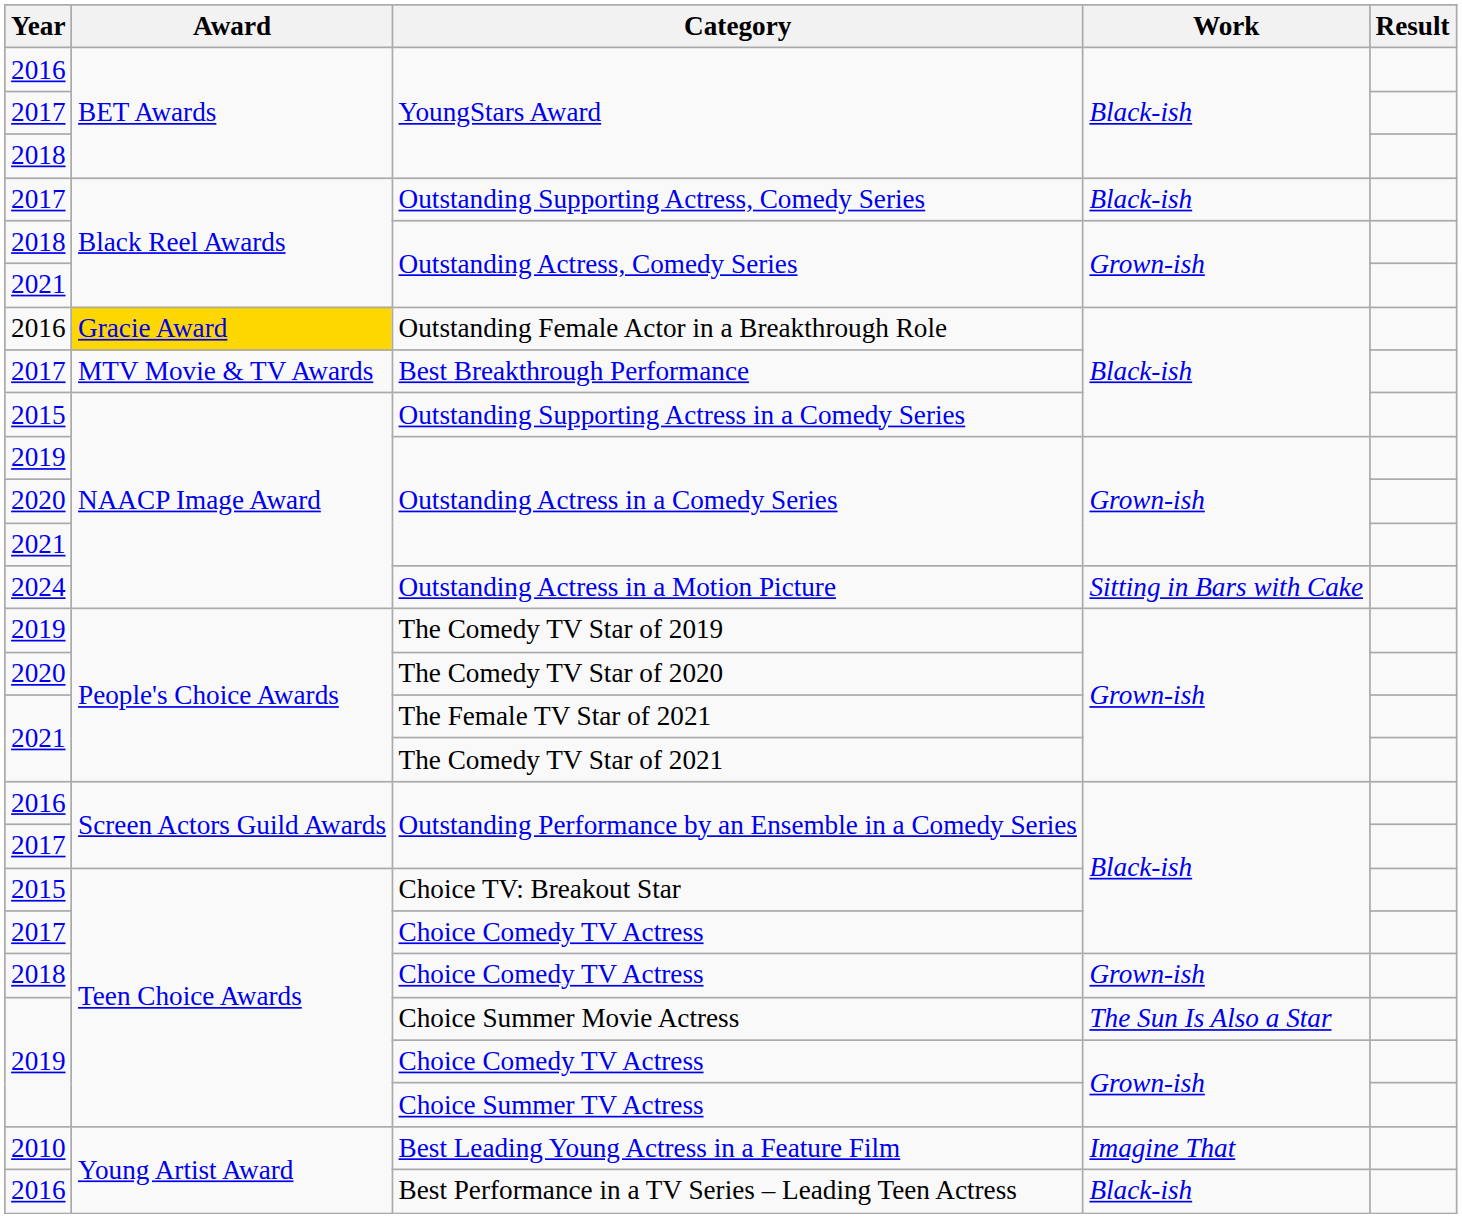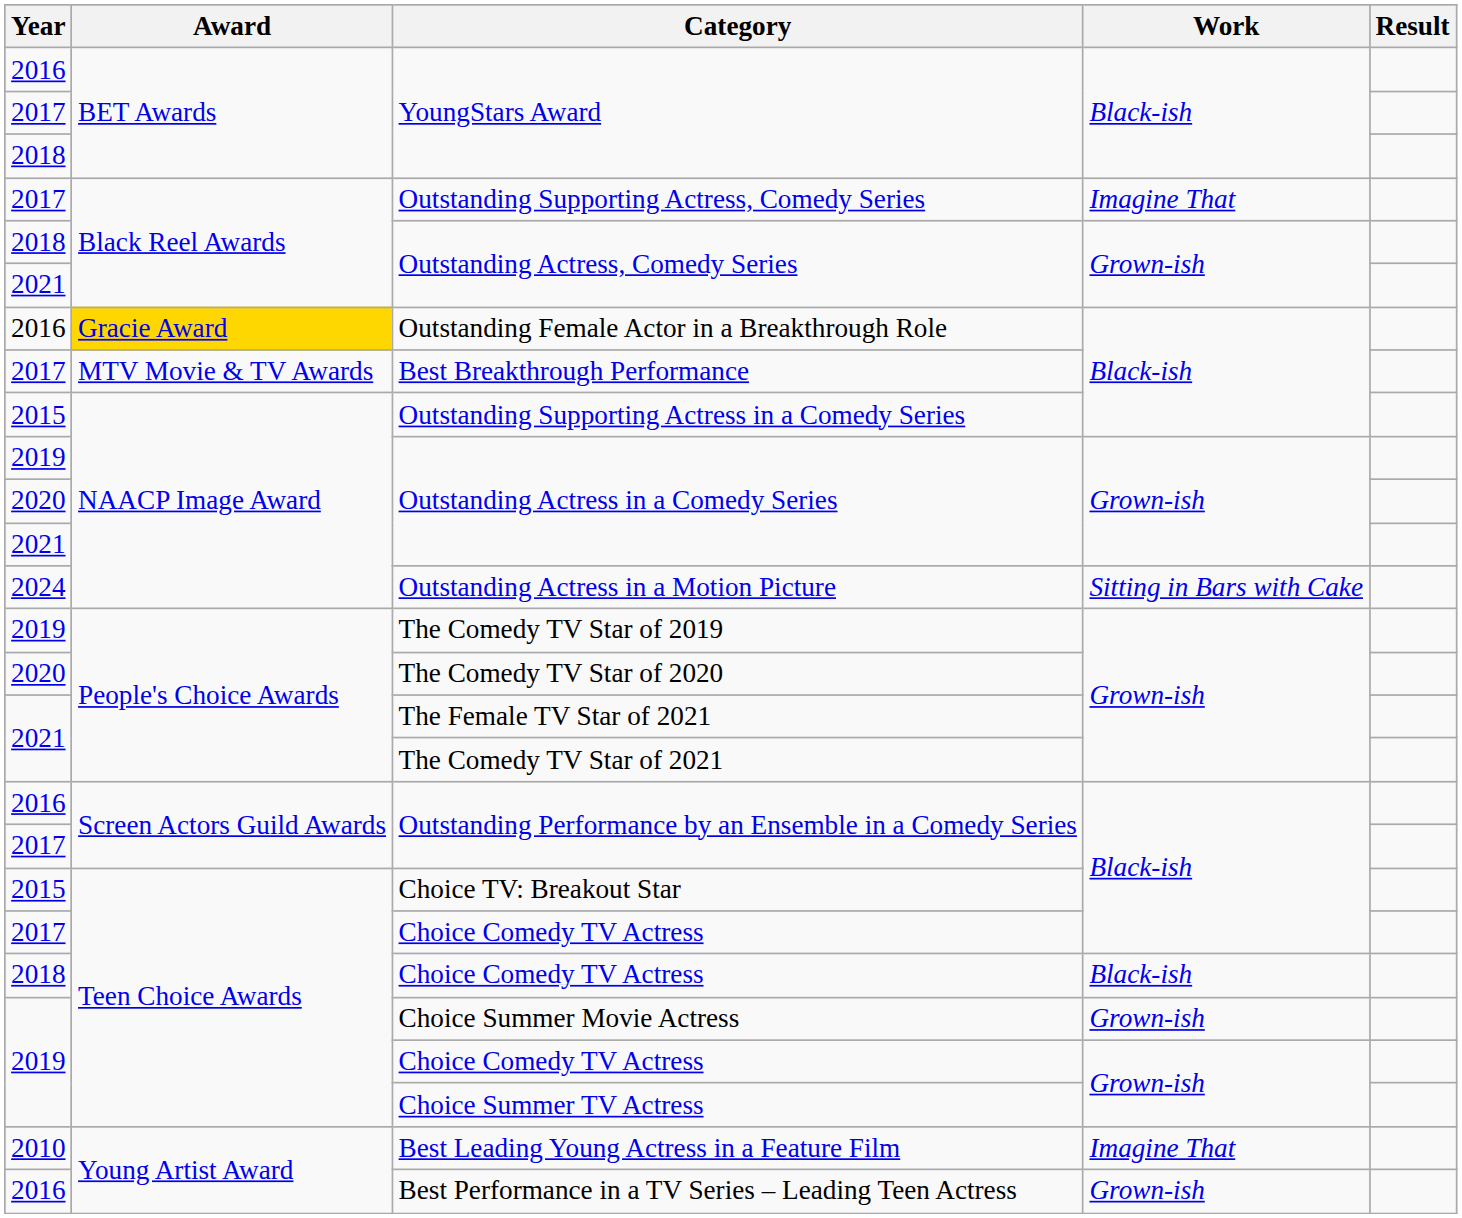(1141, 198) Black-ish -> (1162, 198) Imagine That
(1147, 975) Grown-ish -> (1141, 975) Black-ish
(1210, 1018) The Sun Is Also a Star -> (1147, 1018) Grown-ish
(1141, 1190) Black-ish -> (1147, 1190) Grown-ish
